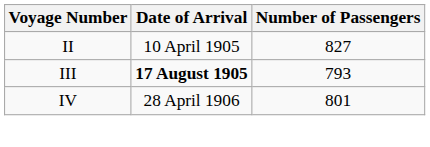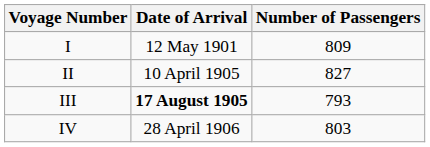+ row: (68, 45)
(338, 100) 801 -> (338, 127) 803
